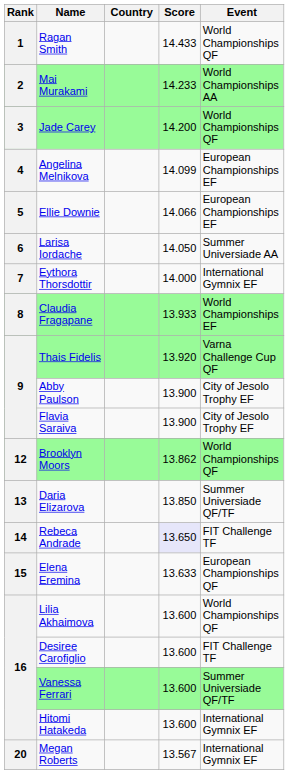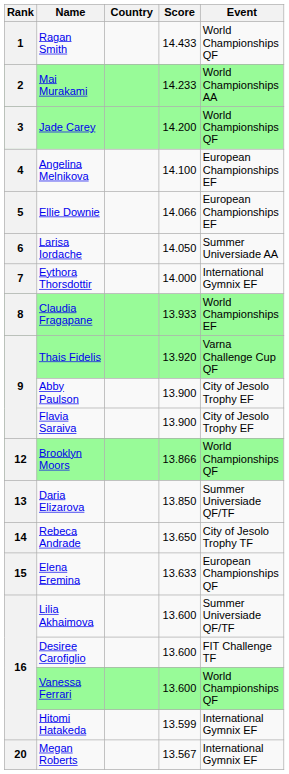(180, 170) 14.099 -> (180, 170) 14.100
(180, 459) 13.862 -> (180, 459) 13.866
(180, 537) lavender background -> (180, 537) no background
(237, 537) FIT Challenge TF -> (236, 537) City of Jesolo Trophy TF
(241, 616) World Championships QF -> (232, 616) Summer Universiade QF/TF
(232, 688) Summer Universiade QF/TF -> (241, 688) World Championships QF
(180, 724) 13.600 -> (180, 724) 13.599
